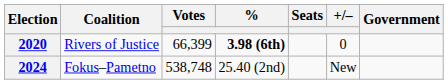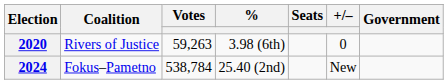(192, 44) 66,399 -> (192, 44) 59,263
(256, 44) bold -> (257, 44) normal
(189, 67) 538,748 -> (189, 67) 538,784
